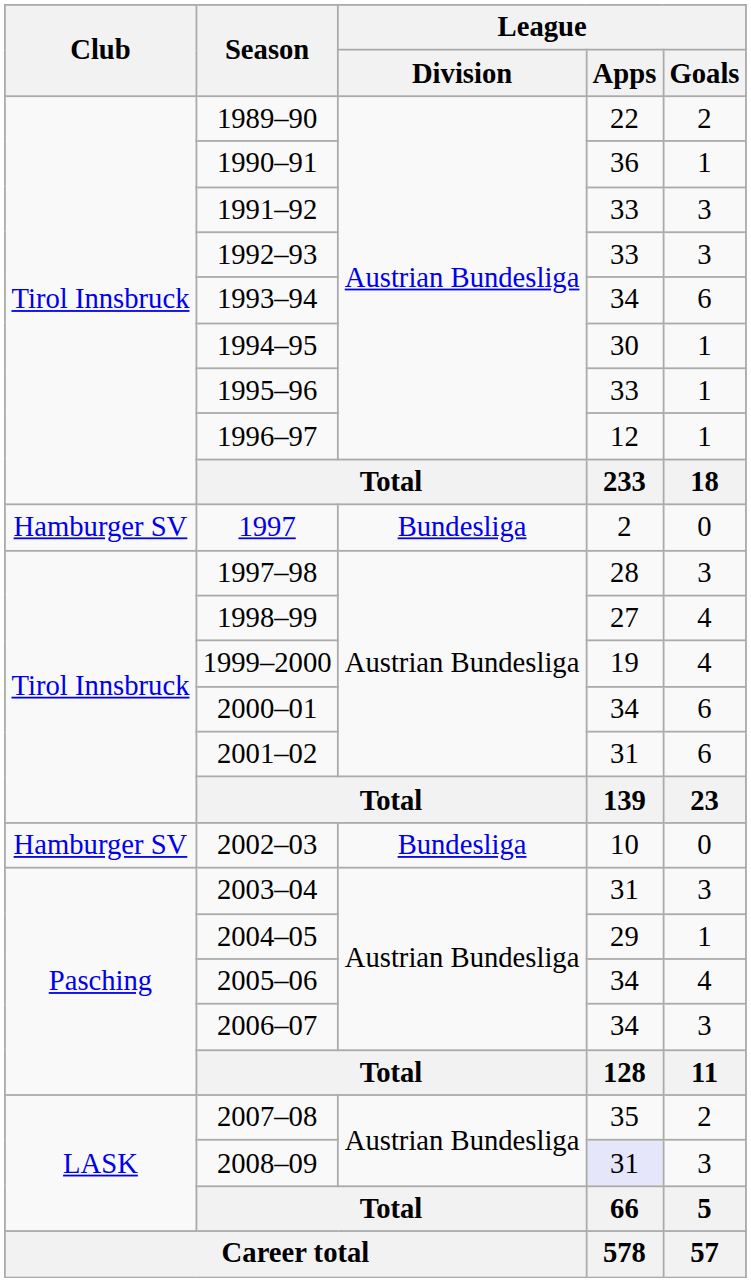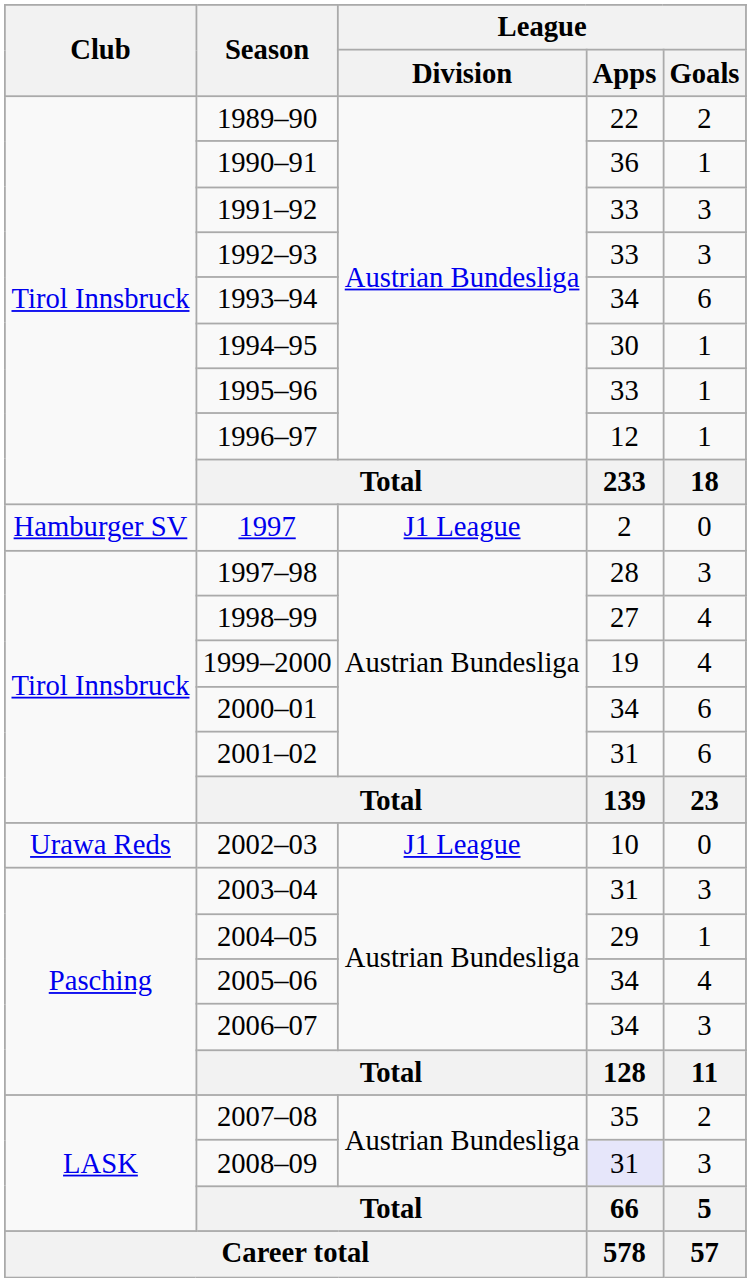(462, 526) Bundesliga -> (462, 526) J1 League
(100, 844) Hamburger SV -> (100, 844) Urawa Reds
(462, 844) Bundesliga -> (462, 844) J1 League
